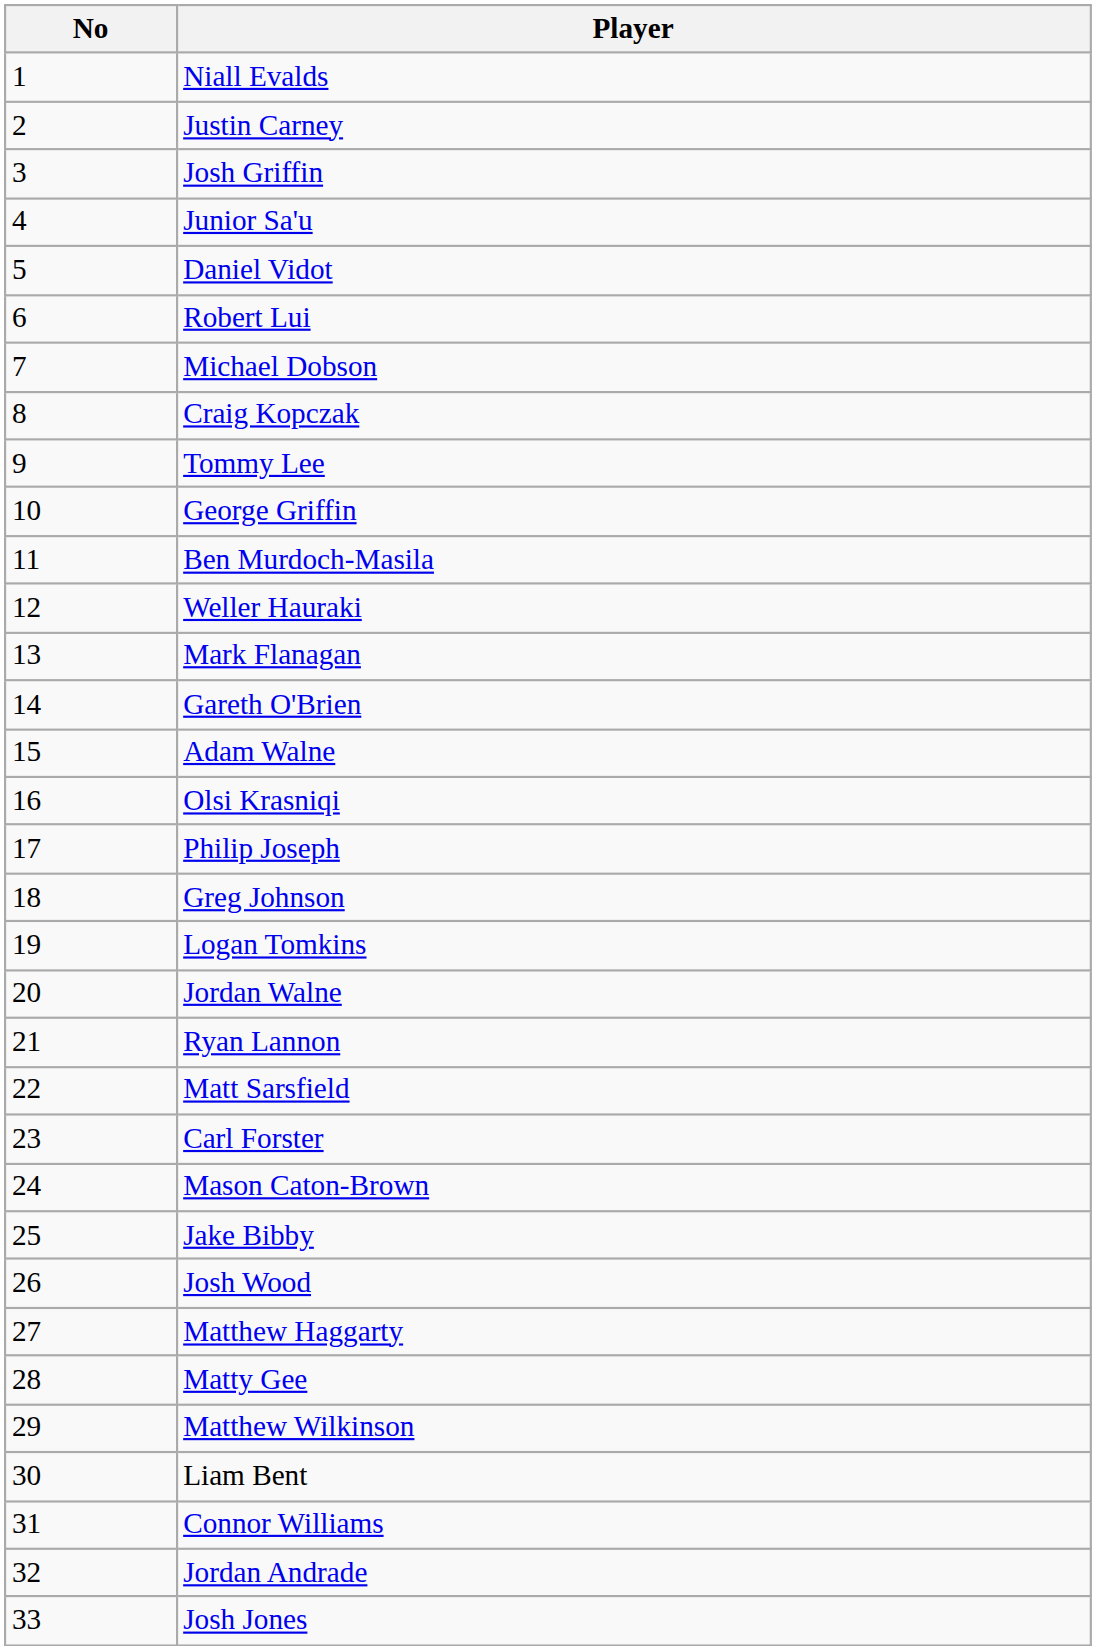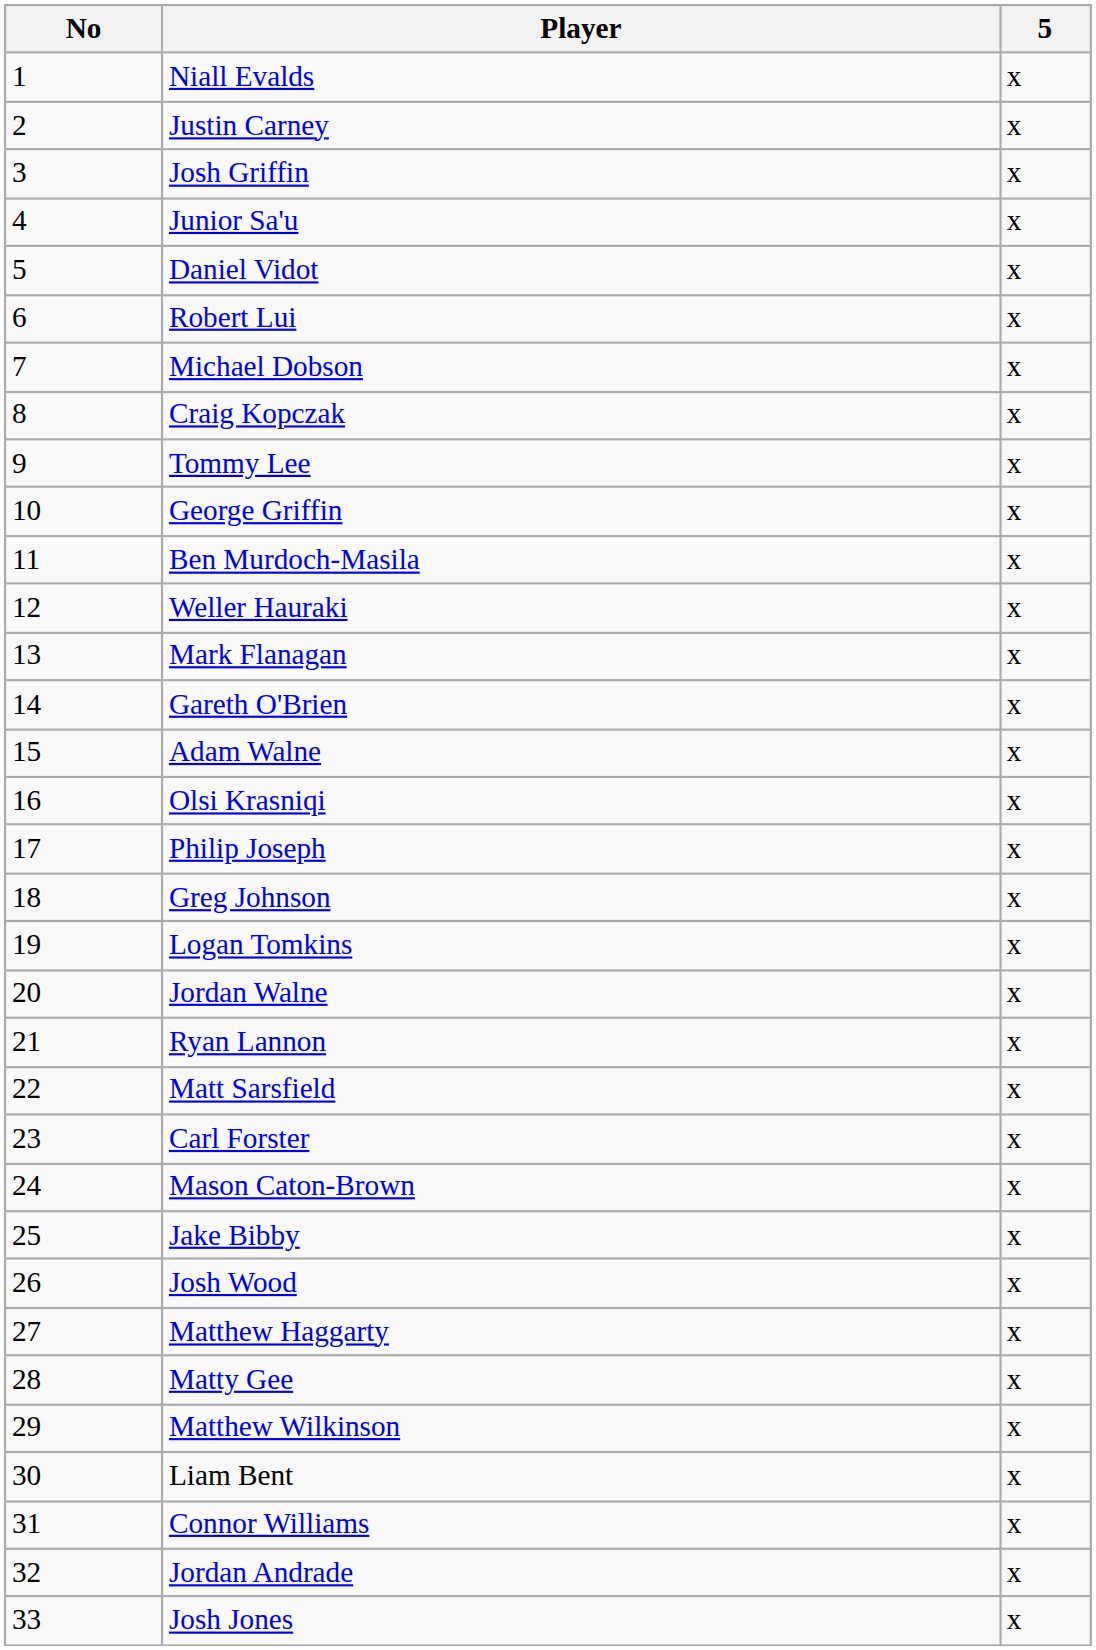+ column: (1045, 28)
